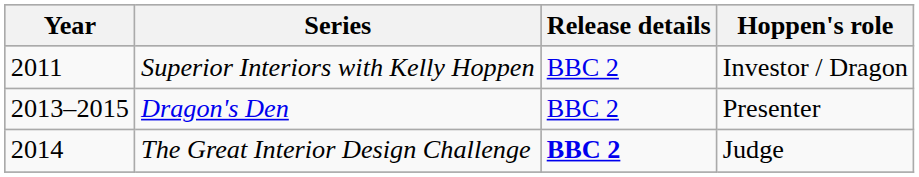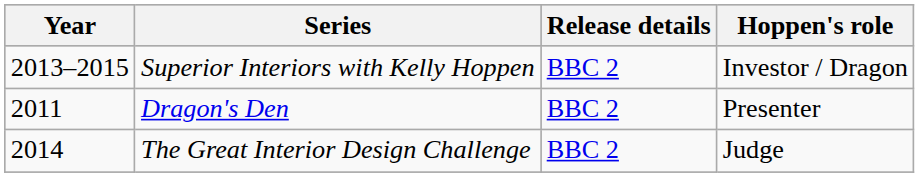(37, 66) 2011 -> (70, 66) 2013–2015
(70, 108) 2013–2015 -> (37, 108) 2011
(584, 150) bold -> (583, 150) normal
